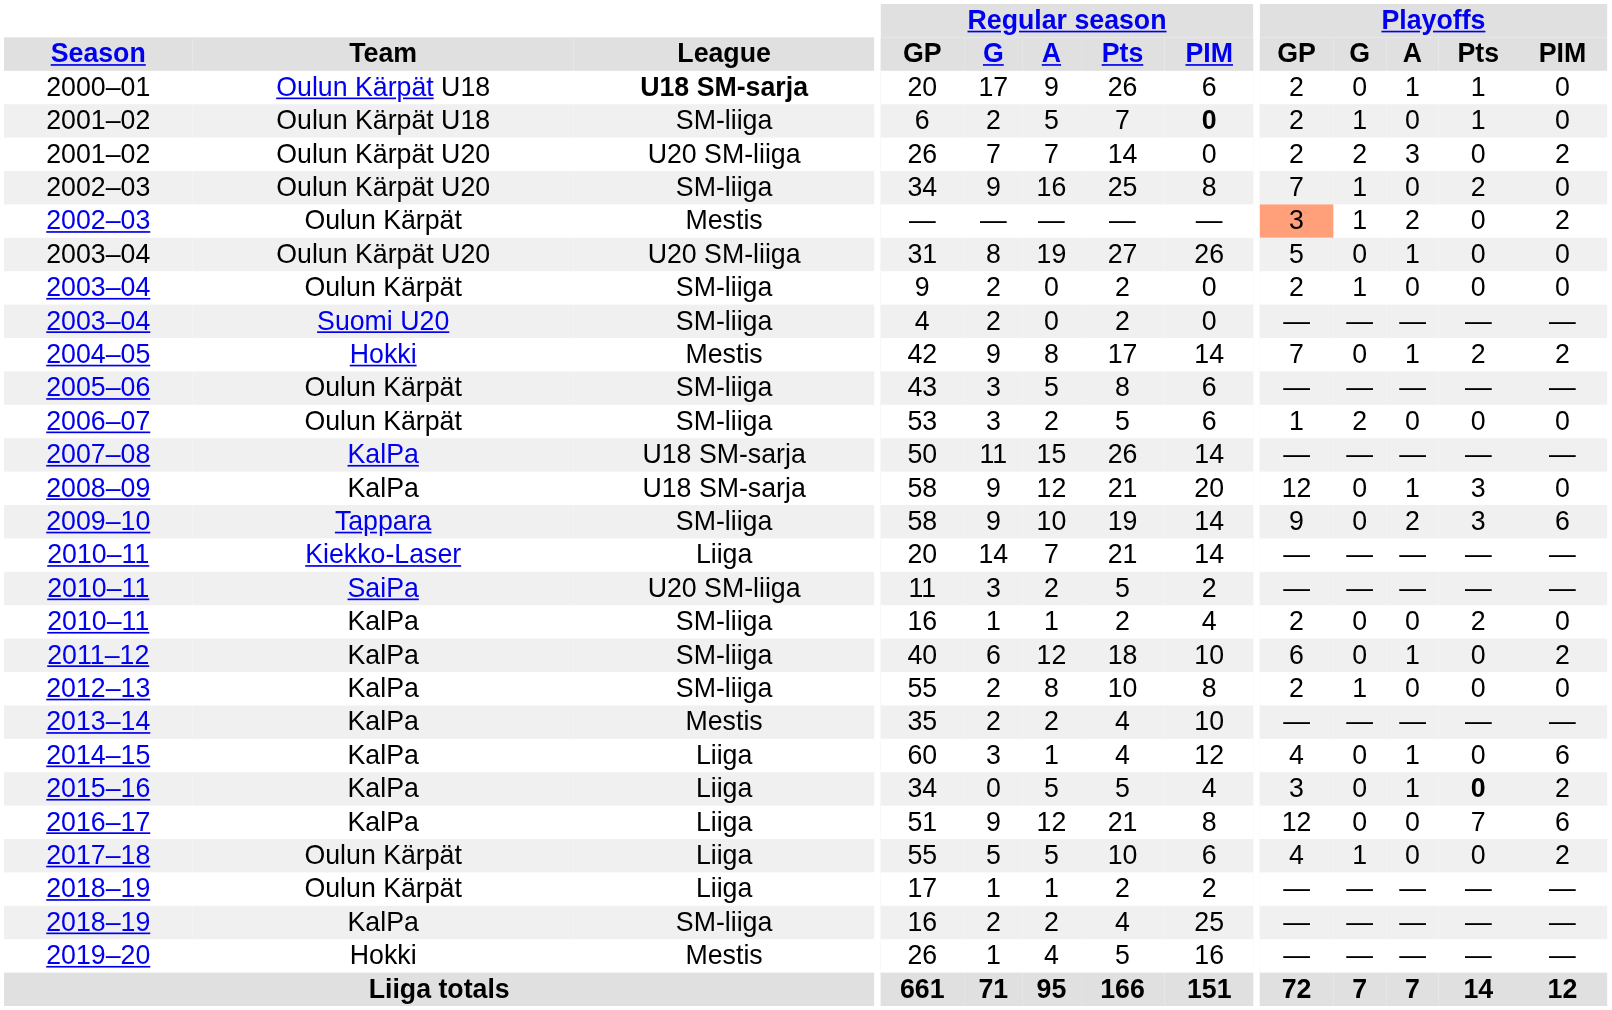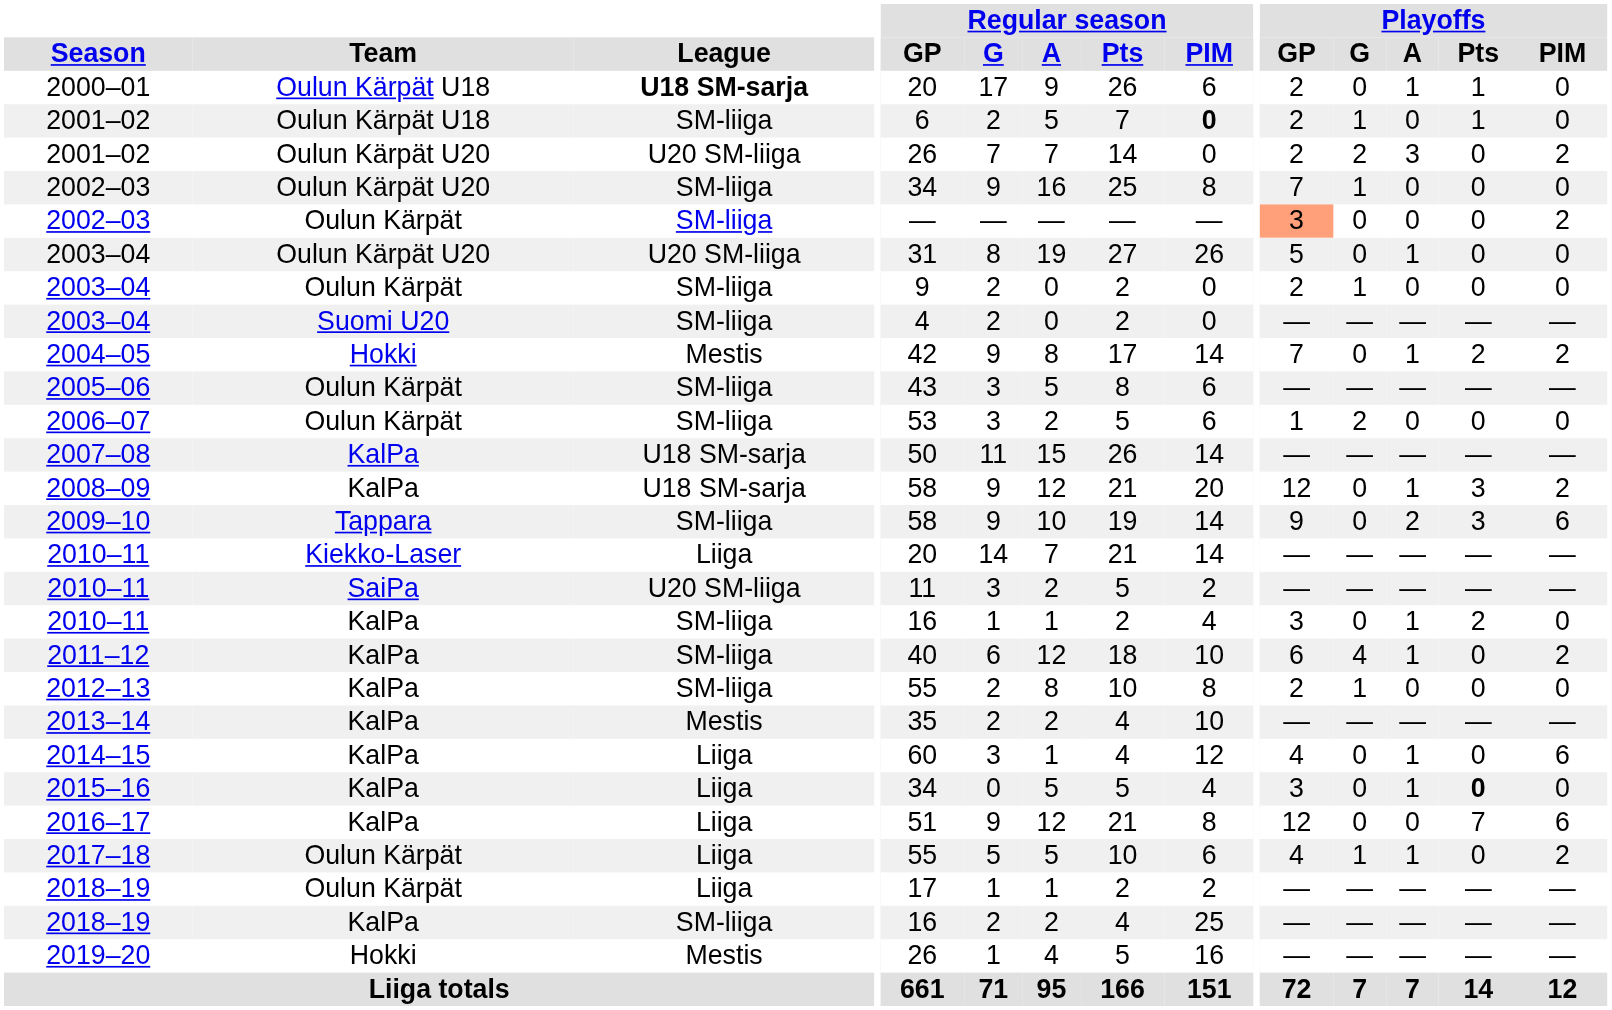(1478, 187) 2 -> (1478, 187) 0
(724, 220) Mestis -> (724, 220) SM-liiga
(1360, 220) 1 -> (1360, 220) 0
(1412, 220) 2 -> (1412, 220) 0
(1562, 487) 0 -> (1562, 487) 2
(1297, 621) 2 -> (1297, 621) 3
(1412, 621) 0 -> (1412, 621) 1
(1360, 654) 0 -> (1360, 654) 4
(1562, 788) 2 -> (1562, 788) 0
(1412, 855) 0 -> (1412, 855) 1
